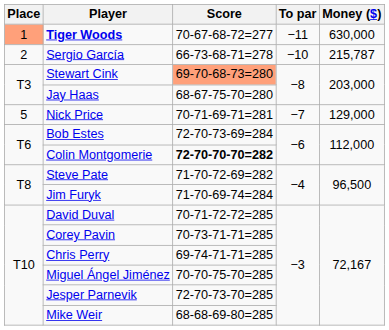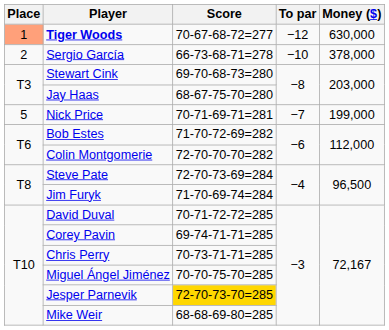(298, 34) −11 -> (298, 34) −12
(352, 54) 215,787 -> (352, 54) 378,000
(224, 74) lightsalmon background -> (224, 74) no background
(352, 114) 129,000 -> (352, 114) 199,000
(224, 134) 72-70-73-69=284 -> (224, 134) 71-70-72-69=282
(224, 154) bold -> (224, 154) normal
(224, 174) 71-70-72-69=282 -> (224, 174) 72-70-73-69=284
(224, 235) 70-73-71-71=285 -> (224, 235) 69-74-71-71=285
(224, 255) 69-74-71-71=285 -> (224, 255) 70-73-71-71=285
(224, 295) no background -> (224, 295) gold background
